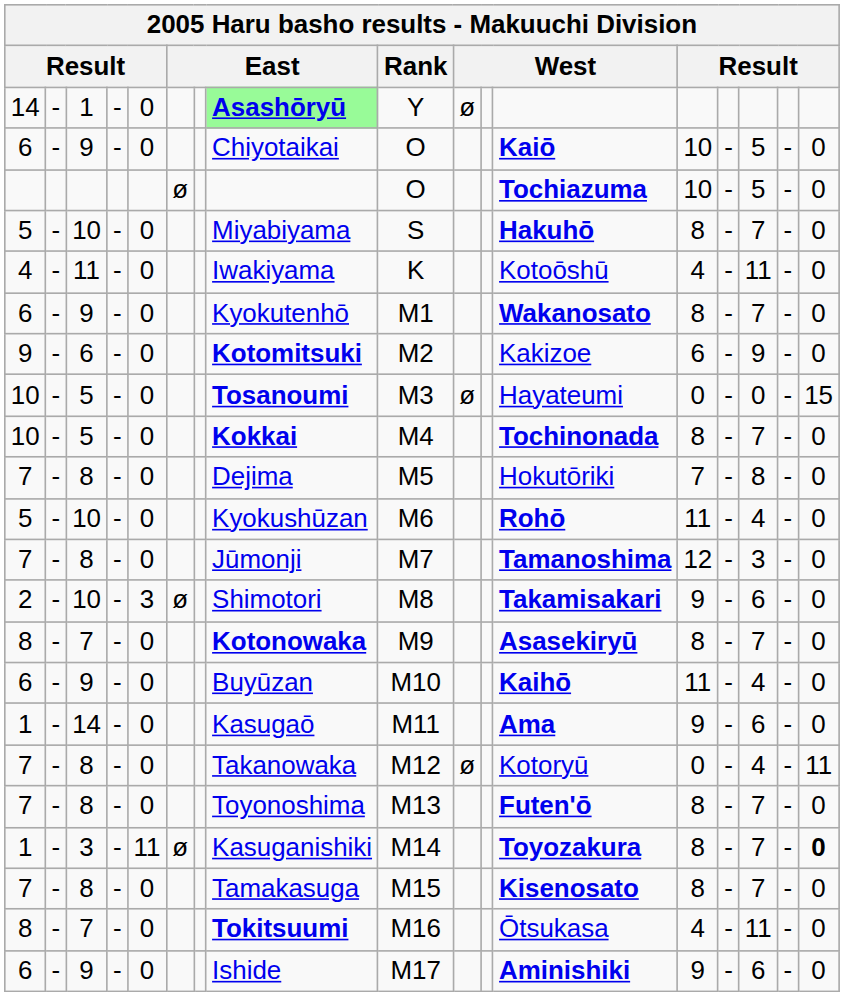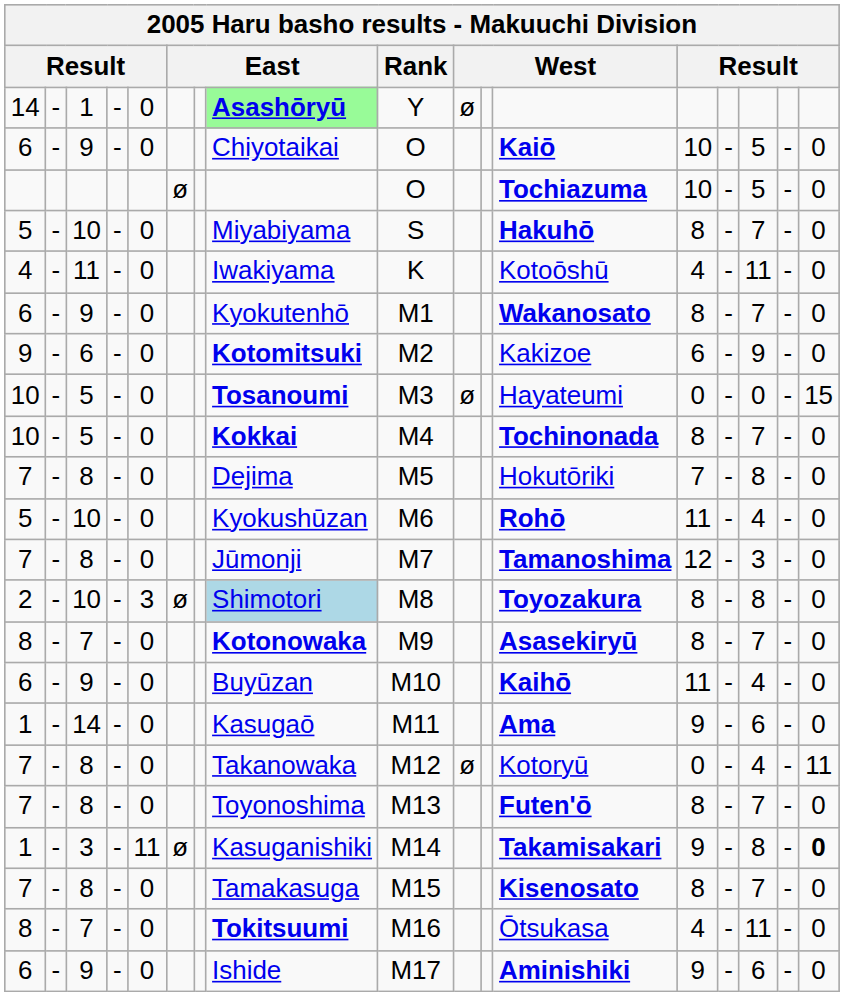(267, 600) no background -> (267, 600) lightblue background
(580, 600) Takamisakari -> (570, 600) Toyozakura
(698, 600) 9 -> (698, 600) 8
(758, 600) 6 -> (758, 600) 8
(570, 847) Toyozakura -> (580, 847) Takamisakari
(698, 847) 8 -> (698, 847) 9
(758, 847) 7 -> (758, 847) 8
